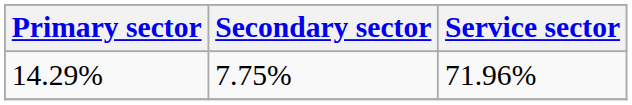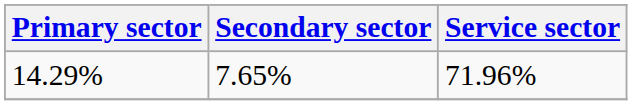(253, 74) 7.75% -> (253, 74) 7.65%
